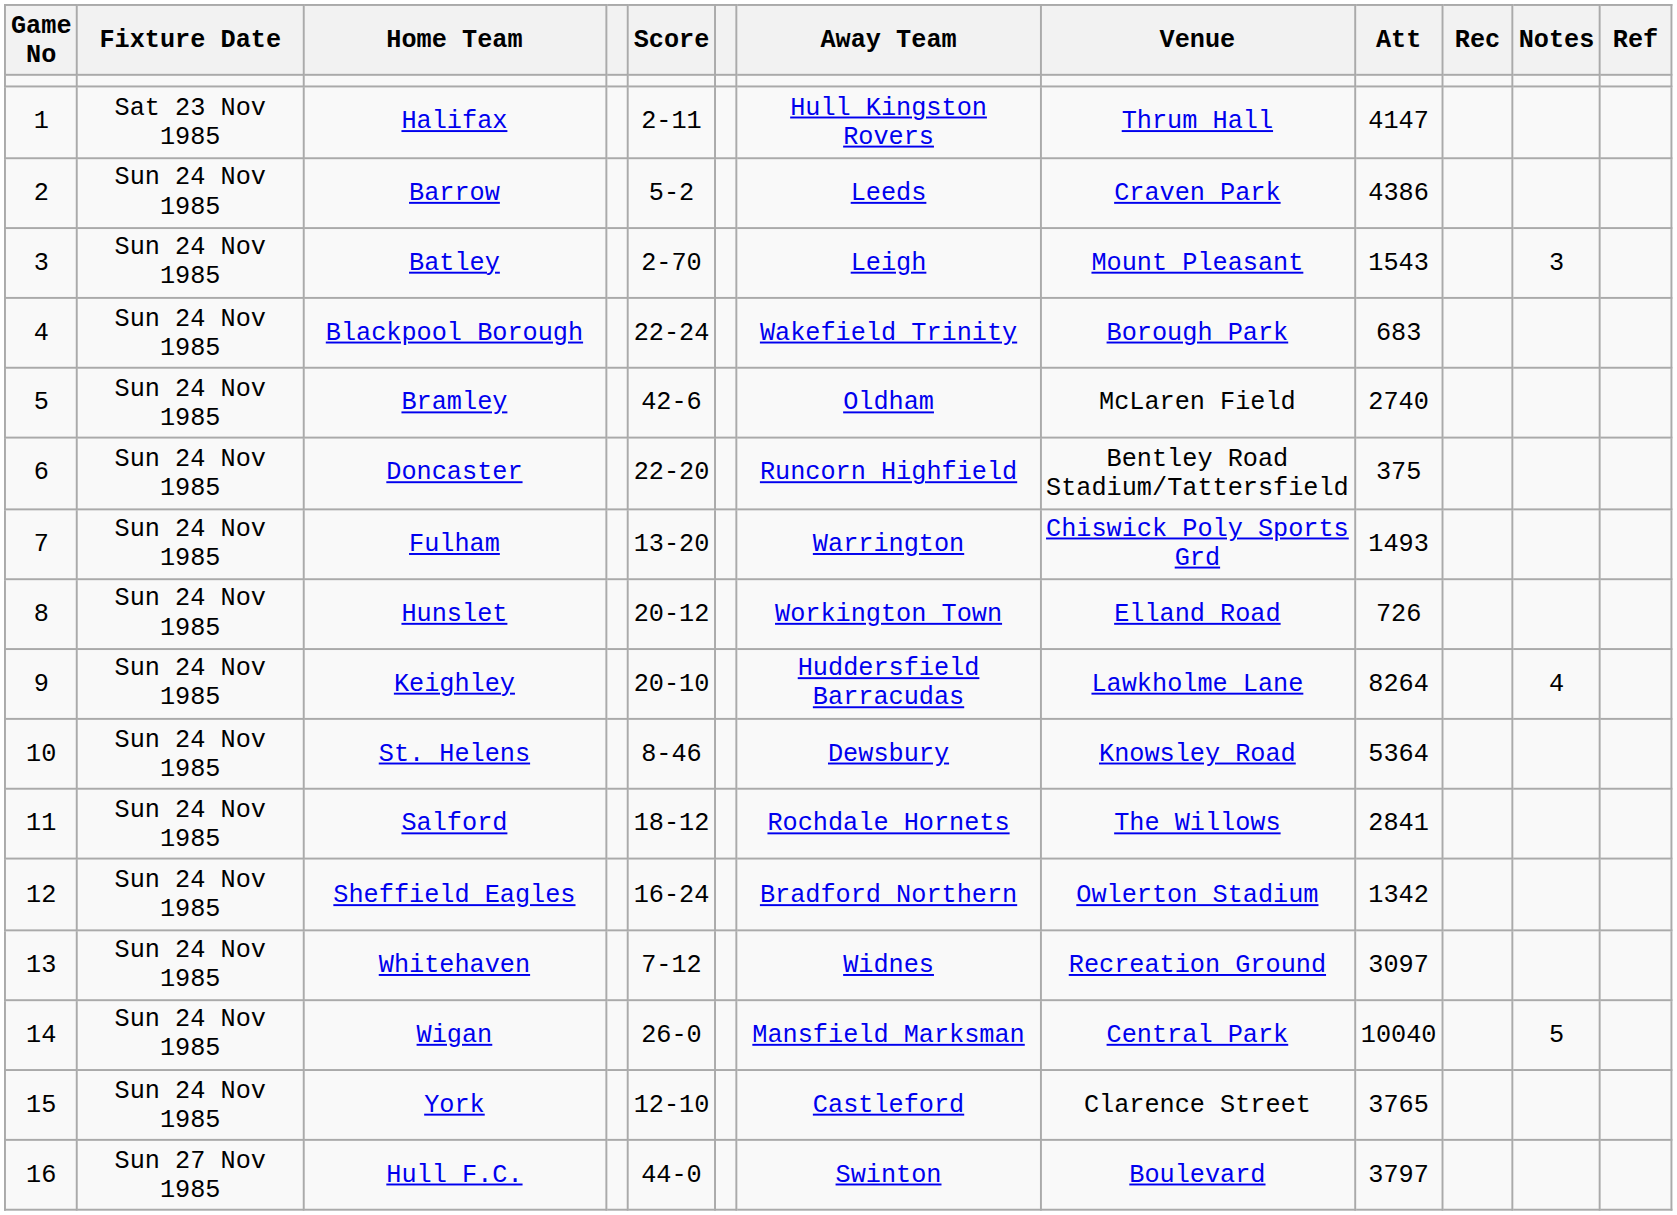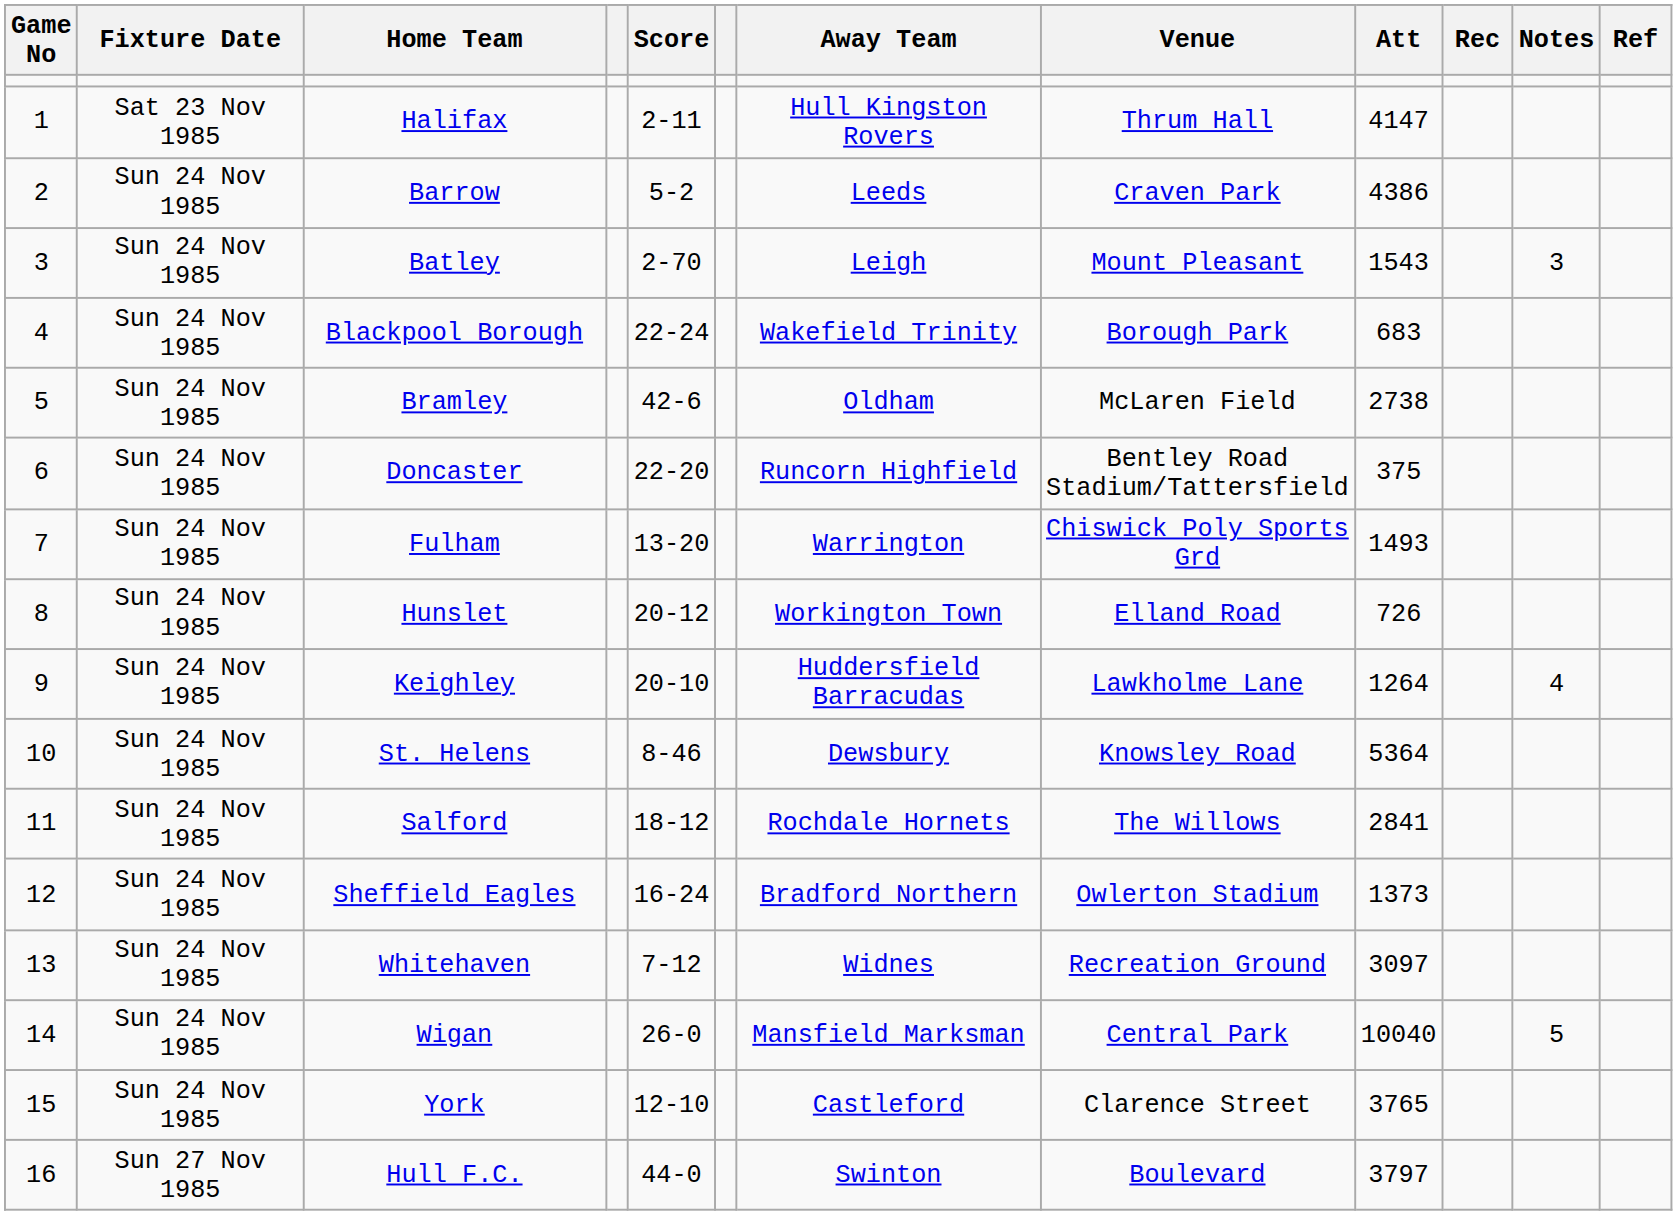(1399, 403) 2740 -> (1399, 403) 2738
(1399, 684) 8264 -> (1399, 684) 1264
(1399, 895) 1342 -> (1399, 895) 1373
